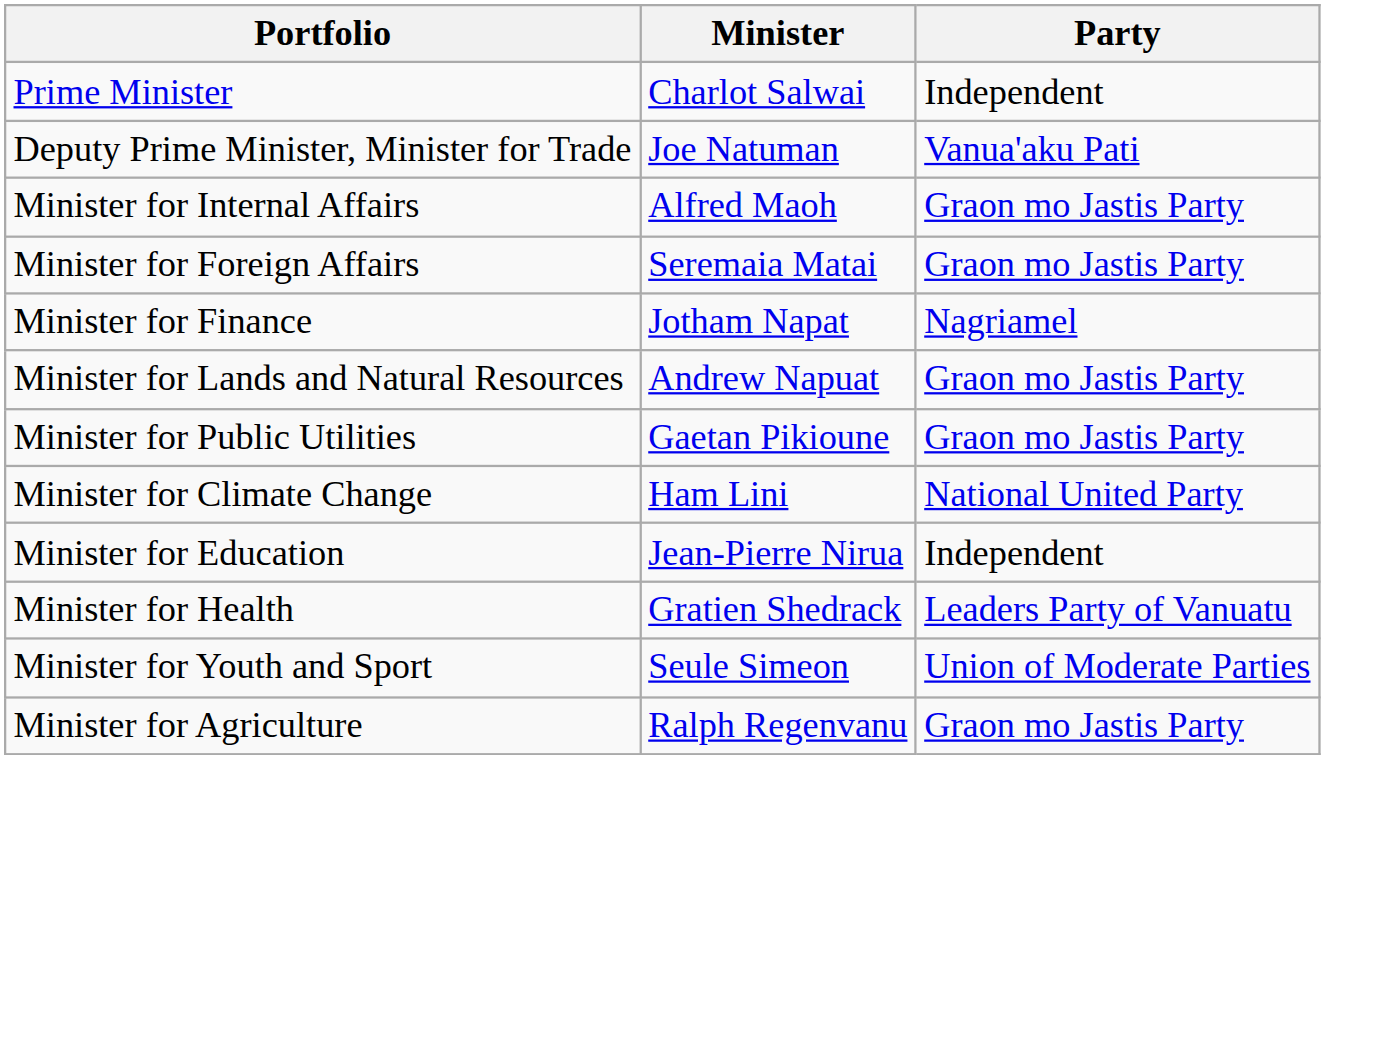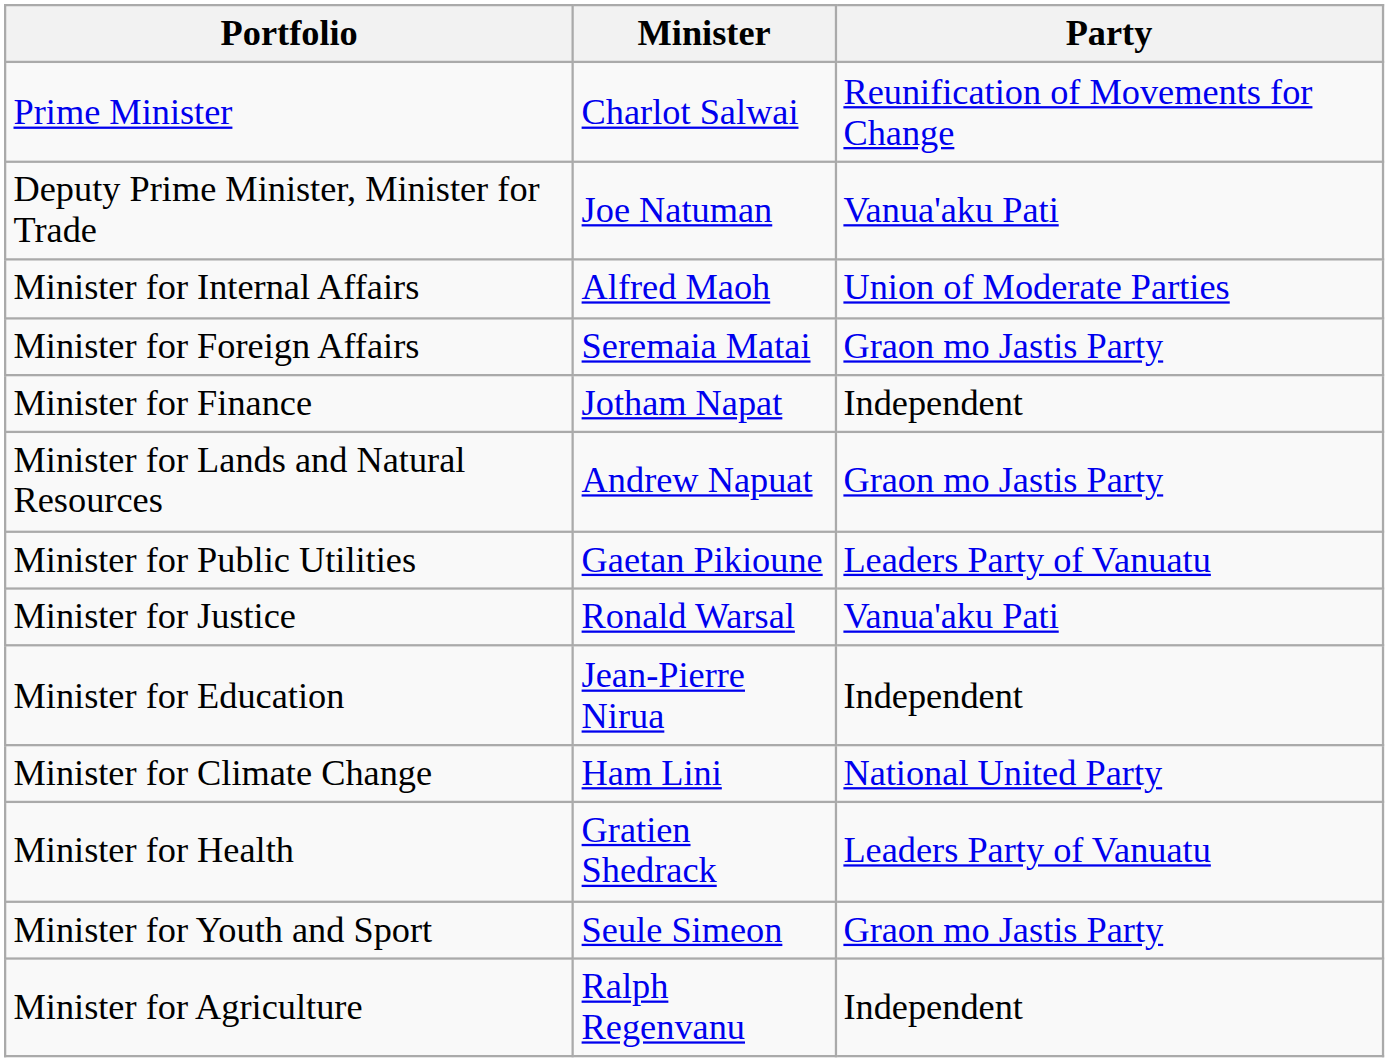(1014, 90) Independent -> (1078, 111) Reunification of Movements for Change
(1084, 206) Graon mo Jastis Party -> (1037, 287) Union of Moderate Parties
(1001, 321) Nagriamel -> (933, 403) Independent
(1084, 436) Graon mo Jastis Party -> (1027, 559) Leaders Party of Vanuatu
+ row: (155, 616)
rows swapped: (223, 494) <-> (179, 551)
(1117, 666) Union of Moderate Parties -> (1003, 928) Graon mo Jastis Party
(1084, 724) Graon mo Jastis Party -> (933, 1006) Independent
